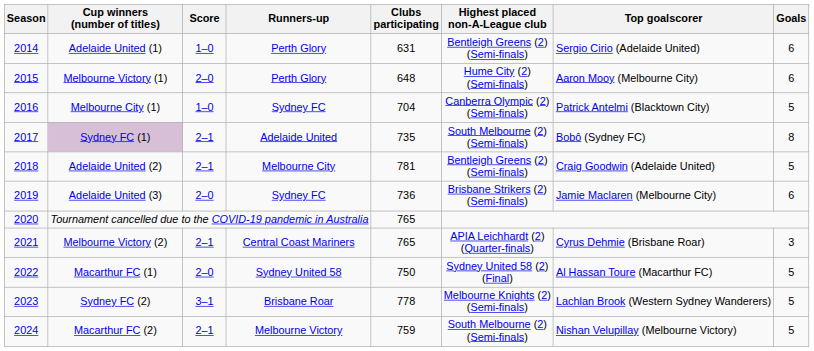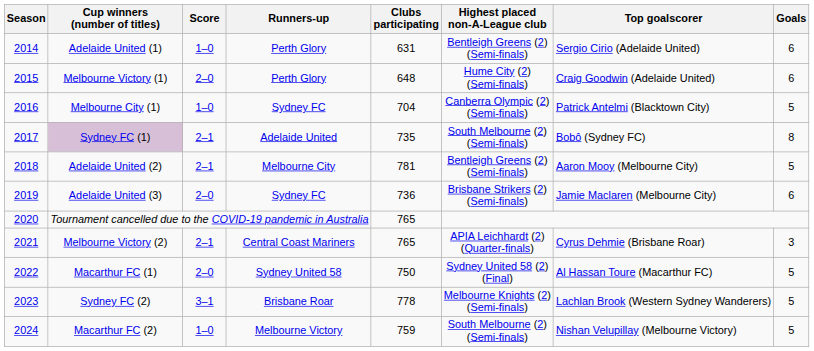(627, 78) Aaron Mooy (Melbourne City) -> (635, 78) Craig Goodwin (Adelaide United)
(635, 166) Craig Goodwin (Adelaide United) -> (627, 166) Aaron Mooy (Melbourne City)
(205, 331) 2–1 -> (205, 331) 1–0
